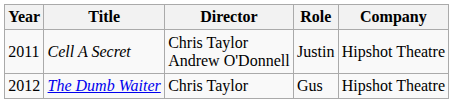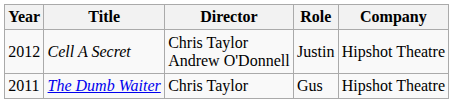(24, 51) 2011 -> (24, 51) 2012
(24, 85) 2012 -> (24, 85) 2011
